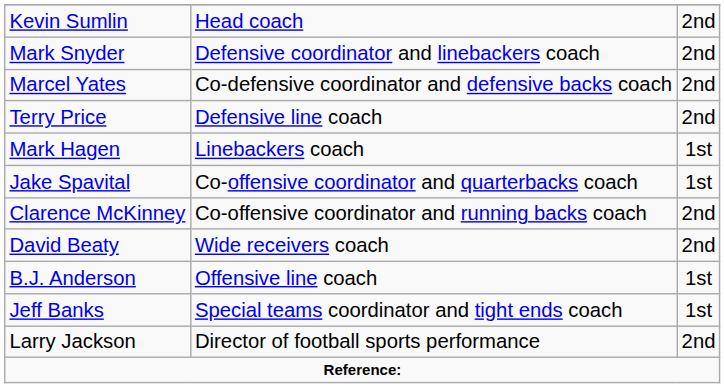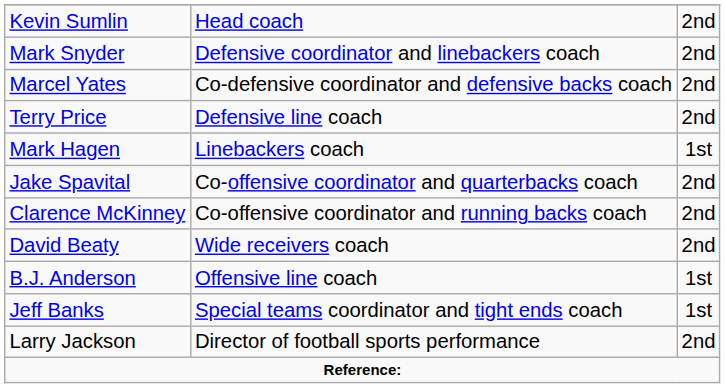(699, 182) 1st -> (699, 182) 2nd
